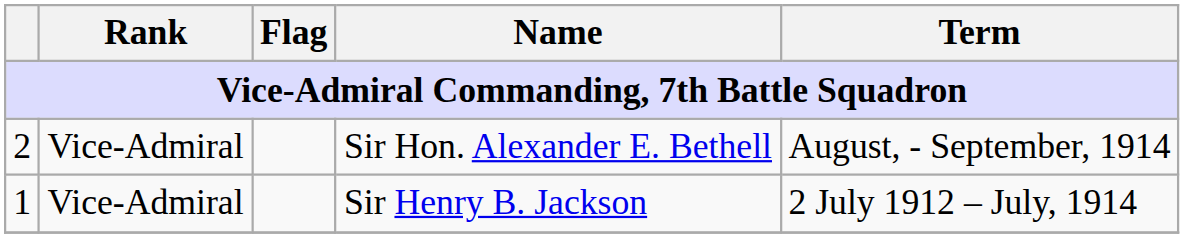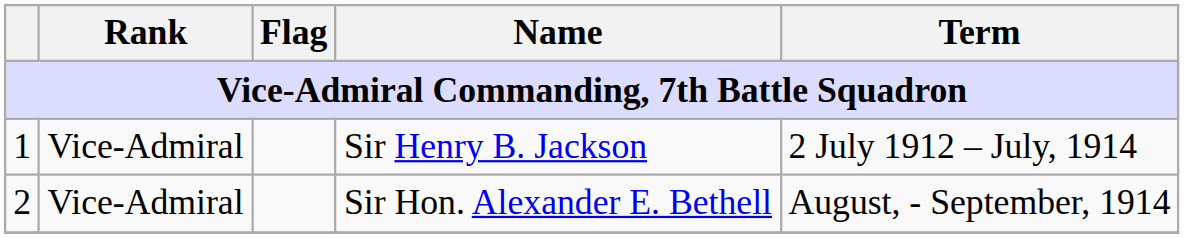rows swapped: (496, 202) <-> (558, 145)
